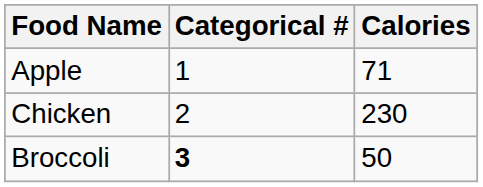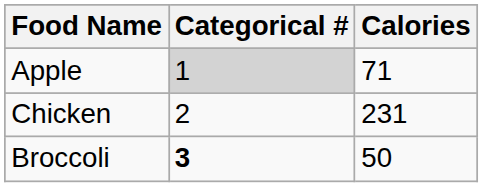(182, 70) no background -> (182, 70) lightgrey background
(384, 114) 230 -> (384, 114) 231
